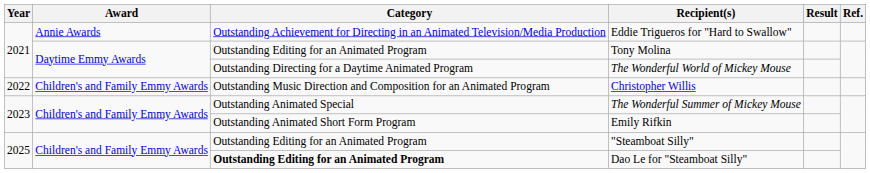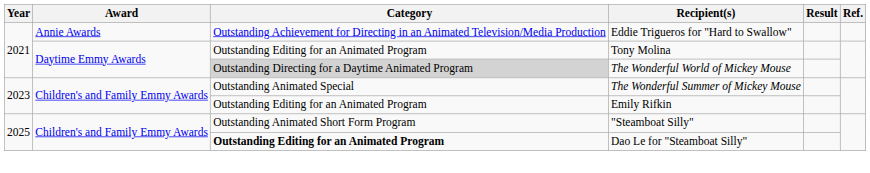(343, 68) no background -> (343, 68) lightgrey background
- row: (653, 86)
(314, 123) Outstanding Animated Short Form Program -> (320, 104) Outstanding Editing for an Animated Program
(320, 141) Outstanding Editing for an Animated Program -> (314, 123) Outstanding Animated Short Form Program
